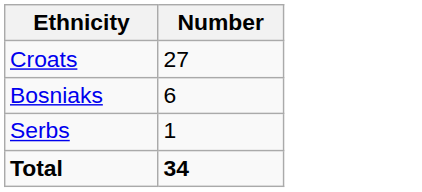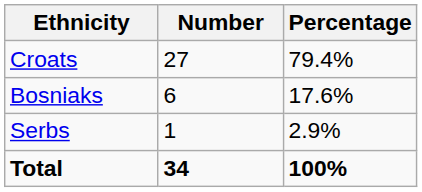+ column: (350, 22)
